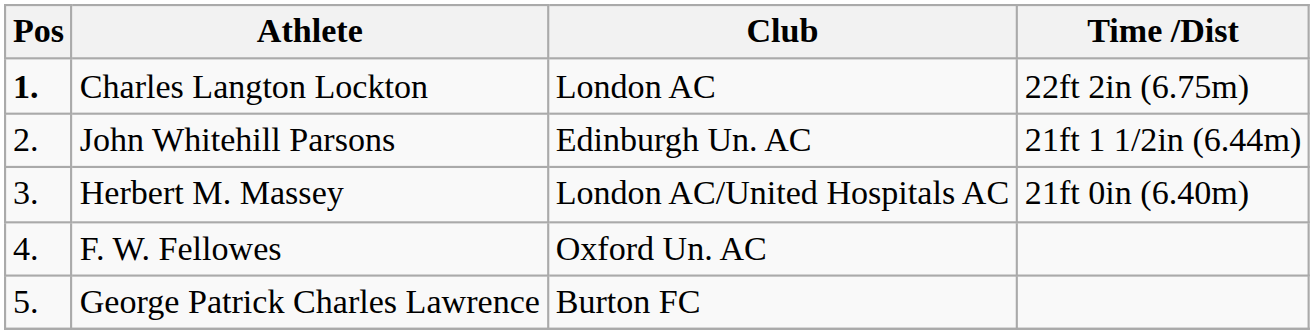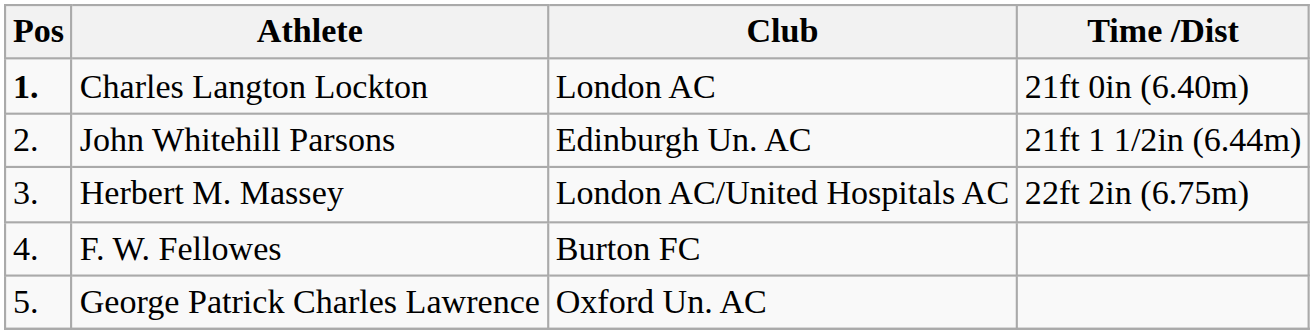(1137, 85) 22ft 2in (6.75m) -> (1137, 85) 21ft 0in (6.40m)
(1137, 193) 21ft 0in (6.40m) -> (1137, 193) 22ft 2in (6.75m)
(661, 247) Oxford Un. AC -> (628, 247) Burton FC
(628, 301) Burton FC -> (661, 301) Oxford Un. AC
